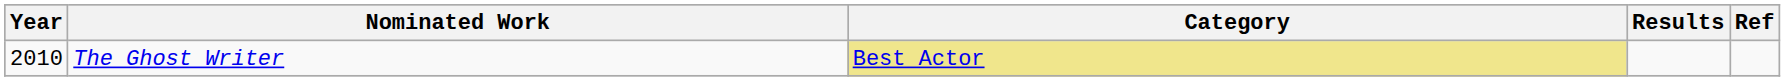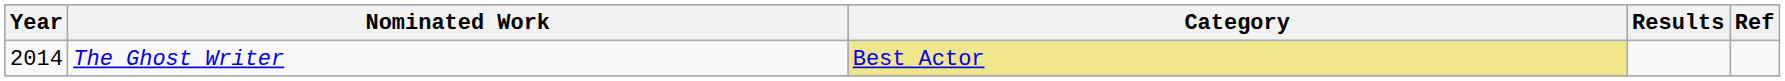(36, 59) 2010 -> (36, 59) 2014
